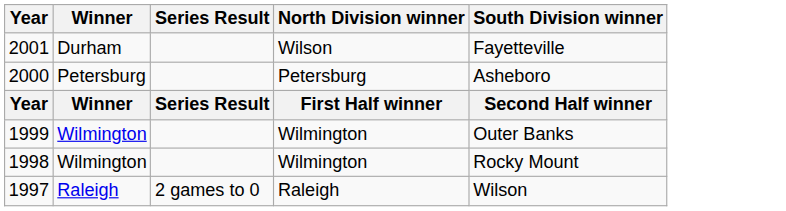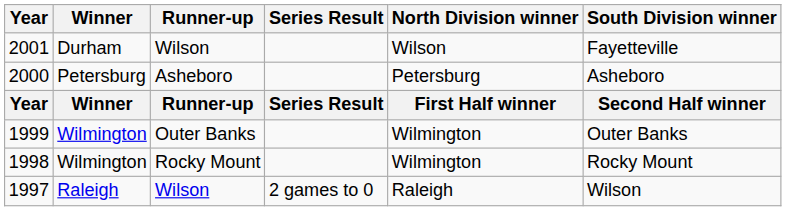+ column: (208, 18)
